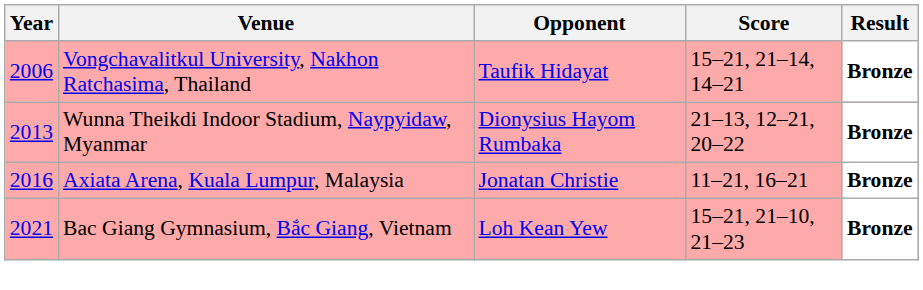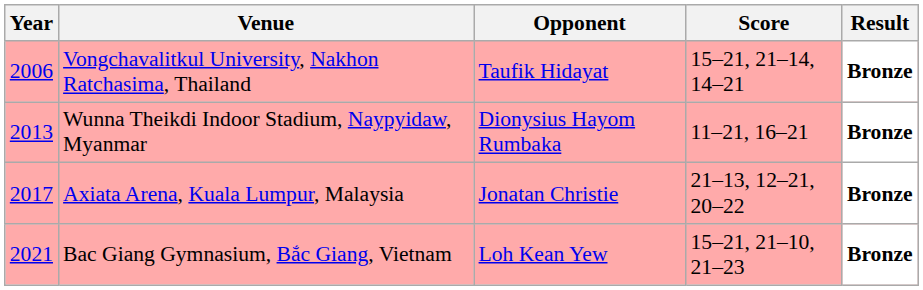(753, 132) 21–13, 12–21, 20–22 -> (750, 132) 11–21, 16–21
(31, 180) 2016 -> (31, 193) 2017
(750, 180) 11–21, 16–21 -> (753, 193) 21–13, 12–21, 20–22
